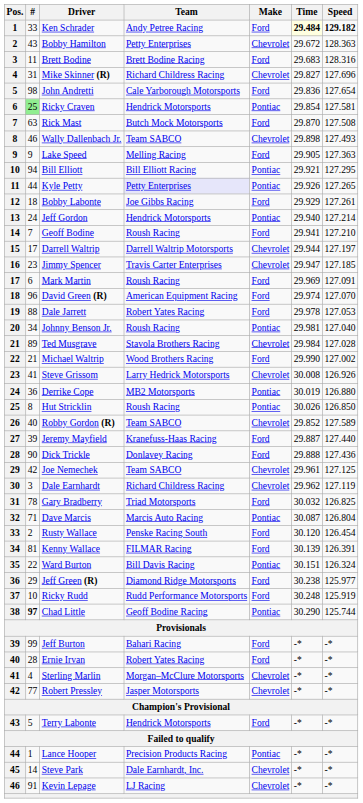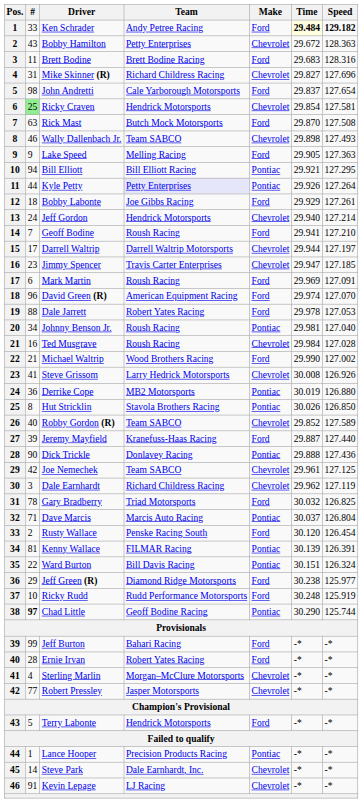(307, 91) 29.836 -> (307, 91) 29.837
(266, 107) Pontiac -> (270, 107) Chevrolet
(340, 186) 127.265 -> (340, 186) 127.264
(266, 217) Pontiac -> (270, 217) Chevrolet
(33, 344) 89 -> (33, 344) 16
(173, 344) Stavola Brothers Racing -> (153, 344) Roush Racing
(153, 407) Roush Racing -> (173, 407) Stavola Brothers Racing
(261, 454) Ford -> (266, 454) Pontiac
(307, 517) 30.087 -> (307, 517) 30.037
(261, 549) Ford -> (266, 549) Pontiac
